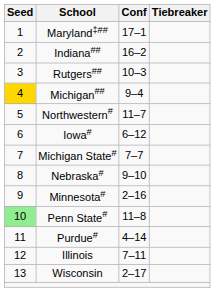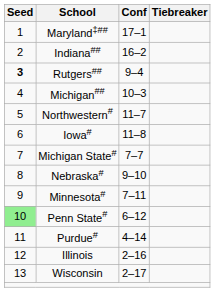(20, 73) normal -> (20, 73) bold
(134, 73) 10–3 -> (134, 73) 9–4
(20, 93) gold background -> (20, 93) no background
(134, 93) 9–4 -> (134, 93) 10–3
(134, 134) 6–12 -> (134, 134) 11–8
(134, 196) 2–16 -> (134, 196) 7–11
(134, 216) 11–8 -> (134, 216) 6–12
(134, 256) 7–11 -> (134, 256) 2–16
